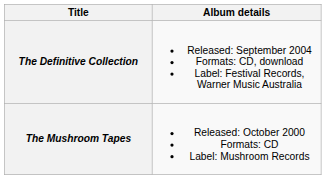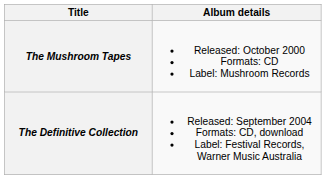rows swapped: (78, 139) <-> (78, 62)
